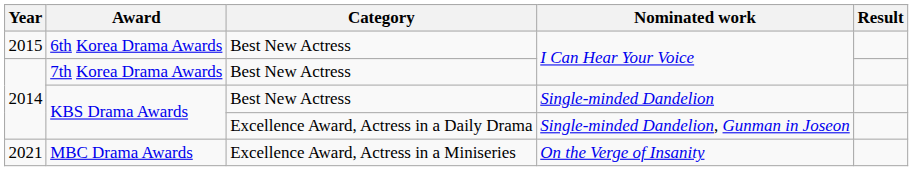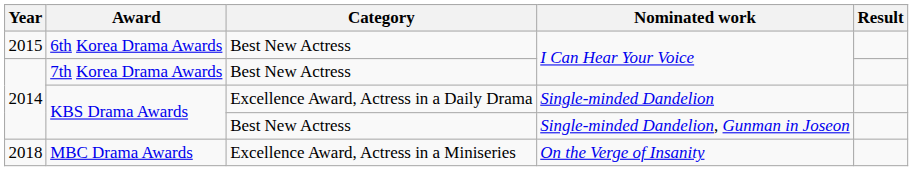(291, 98) Best New Actress -> (381, 98) Excellence Award, Actress in a Daily Drama
(381, 125) Excellence Award, Actress in a Daily Drama -> (291, 125) Best New Actress
(25, 152) 2021 -> (25, 152) 2018
